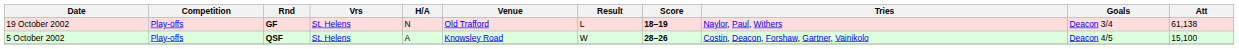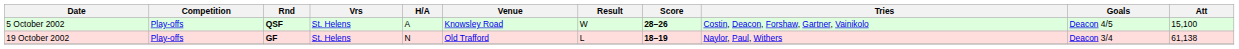rows swapped: (35, 37) <-> (38, 24)
